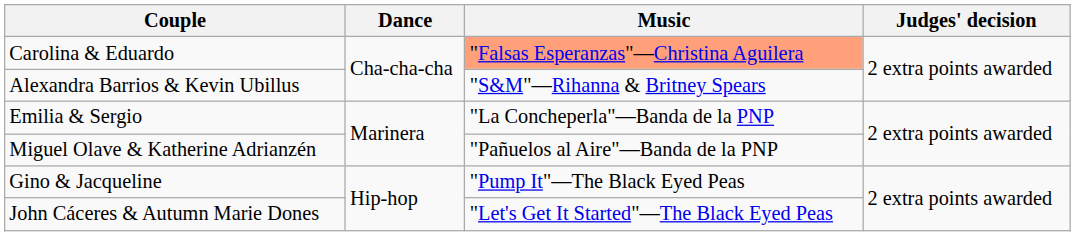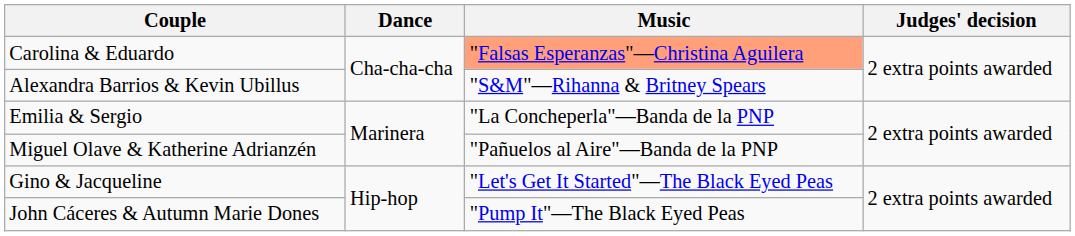(607, 181) "Pump It"—The Black Eyed Peas -> (651, 181) "Let's Get It Started"—The Black Eyed Peas
(651, 213) "Let's Get It Started"—The Black Eyed Peas -> (607, 213) "Pump It"—The Black Eyed Peas
